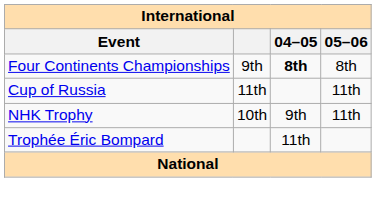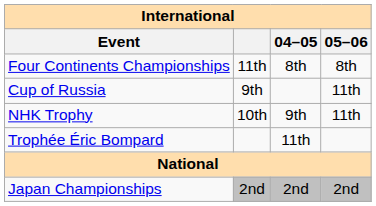(252, 66) 9th -> (252, 66) 11th
(296, 66) bold -> (296, 66) normal
(252, 90) 11th -> (252, 90) 9th
+ row: (85, 189)
